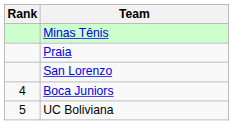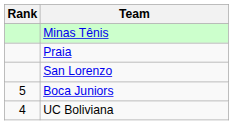(22, 91) 4 -> (22, 91) 5
(22, 110) 5 -> (22, 110) 4
